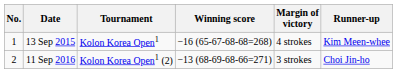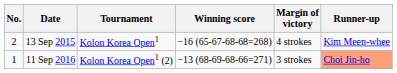(14, 41) 1 -> (14, 41) 2
(14, 60) 2 -> (14, 60) 1
(347, 60) no background -> (347, 60) lightsalmon background
